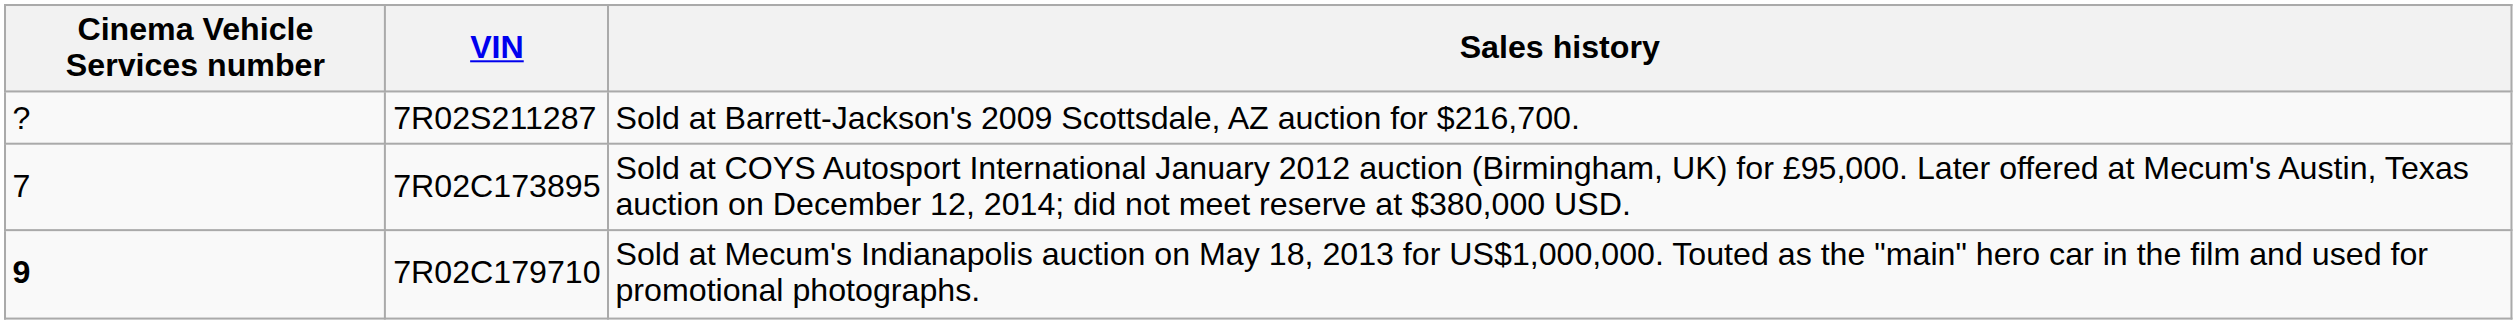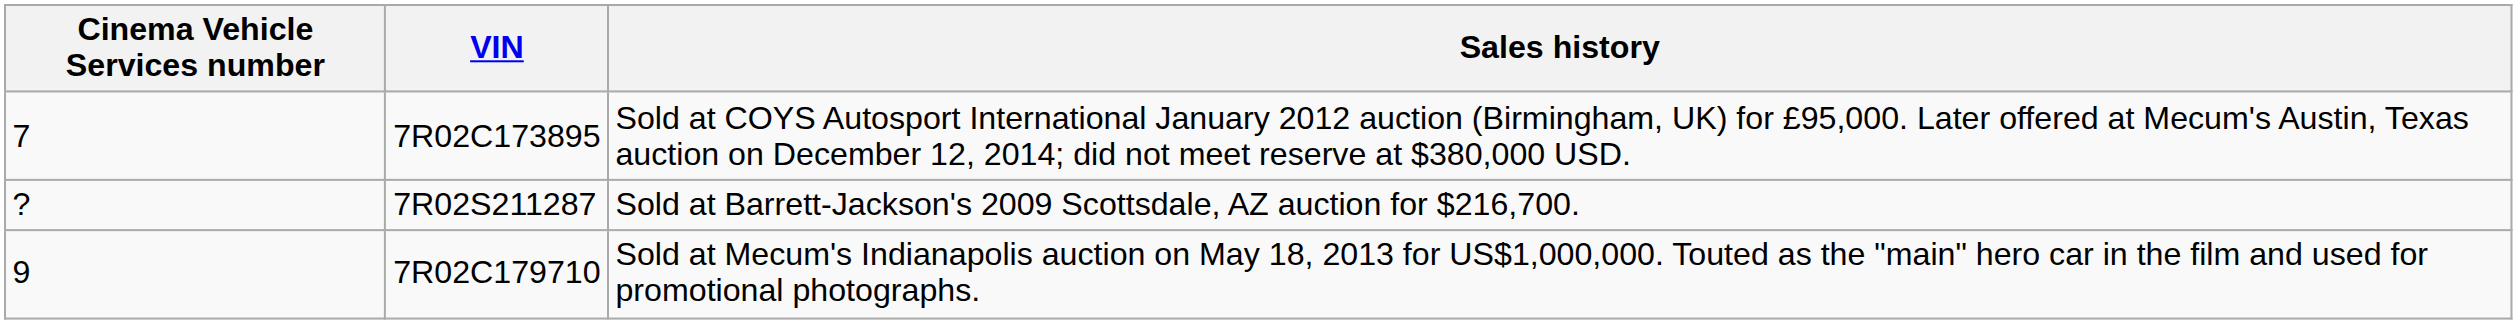rows swapped: (495, 117) <-> (497, 186)
(21, 273) bold -> (21, 273) normal
